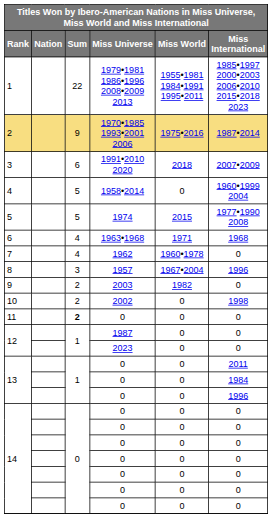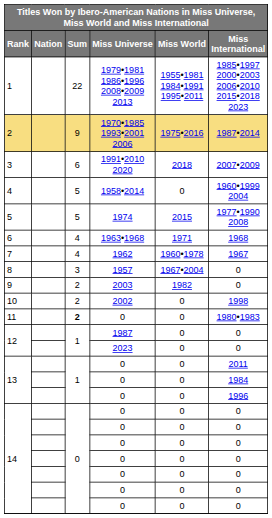(238, 254) 0 -> (238, 254) 1967
(238, 270) 1996 -> (238, 270) 0
(238, 317) 0 -> (238, 317) 1980•1983
